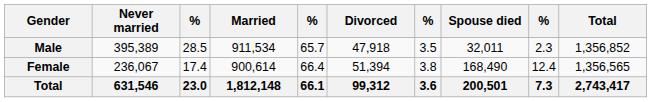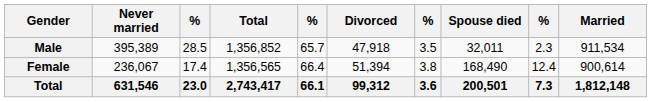columns swapped: (254, 21) <-> (602, 21)
